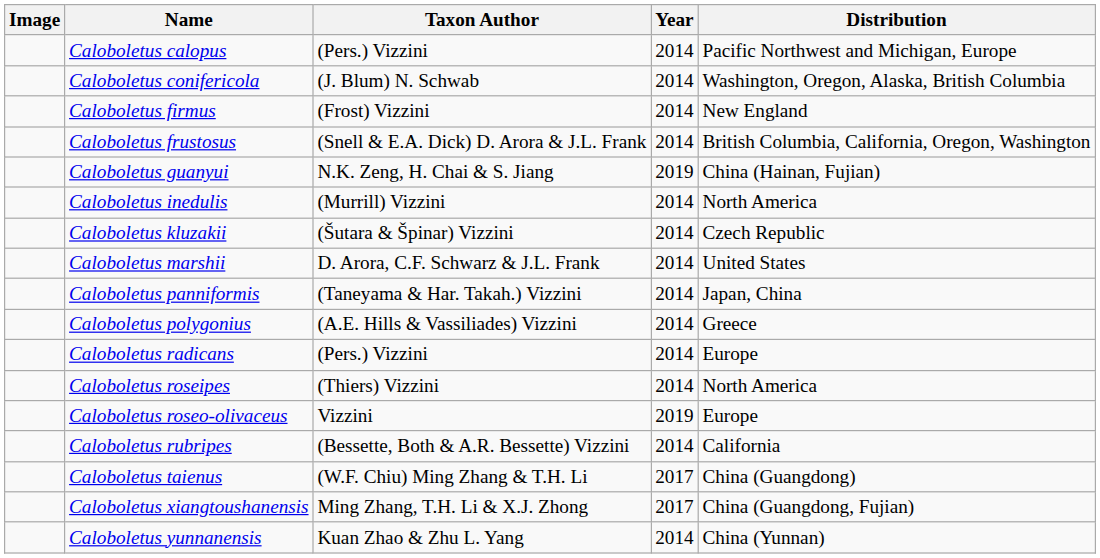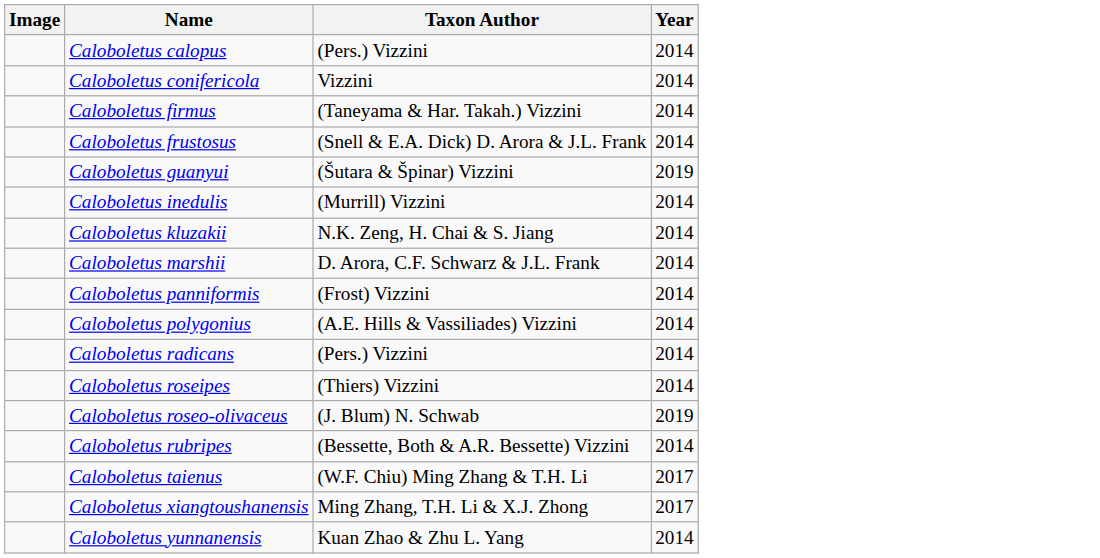- column: (896, 19)
(398, 80) (J. Blum) N. Schwab -> (345, 80) Vizzini
(373, 111) (Frost) Vizzini -> (449, 111) (Taneyama & Har. Takah.) Vizzini
(436, 171) N.K. Zeng, H. Chai & S. Jiang -> (416, 171) (Šutara & Špinar) Vizzini
(416, 232) (Šutara & Špinar) Vizzini -> (436, 232) N.K. Zeng, H. Chai & S. Jiang
(449, 293) (Taneyama & Har. Takah.) Vizzini -> (373, 293) (Frost) Vizzini
(345, 415) Vizzini -> (398, 415) (J. Blum) N. Schwab
